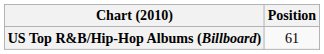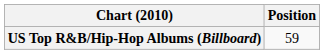(292, 37) 61 -> (292, 37) 59
